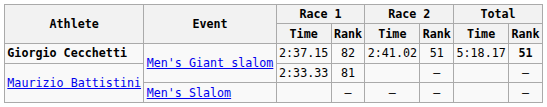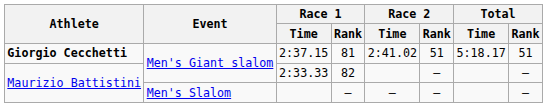(348, 53) 82 -> (348, 53) 81
(525, 53) bold -> (525, 53) normal
(348, 73) 81 -> (348, 73) 82
